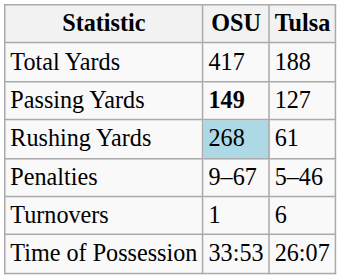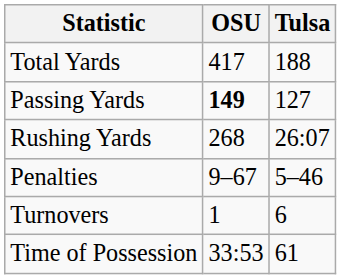(227, 138) lightblue background -> (227, 138) no background
(287, 138) 61 -> (302, 138) 26:07
(302, 253) 26:07 -> (287, 253) 61
